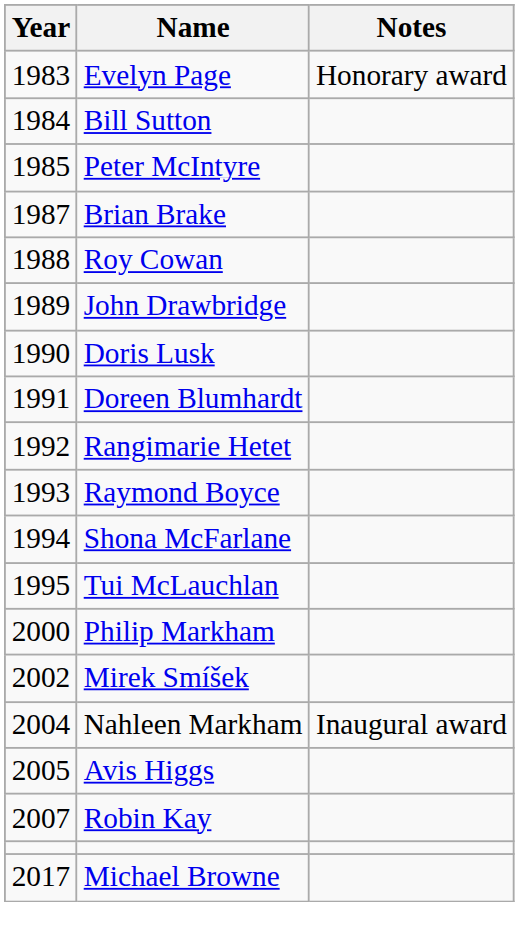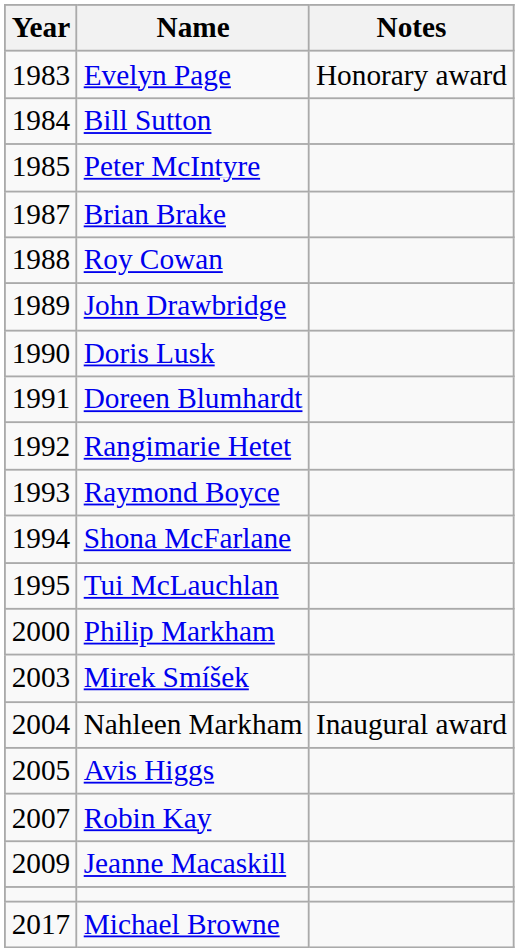(41, 677) 2002 -> (41, 677) 2003
+ row: (185, 863)
